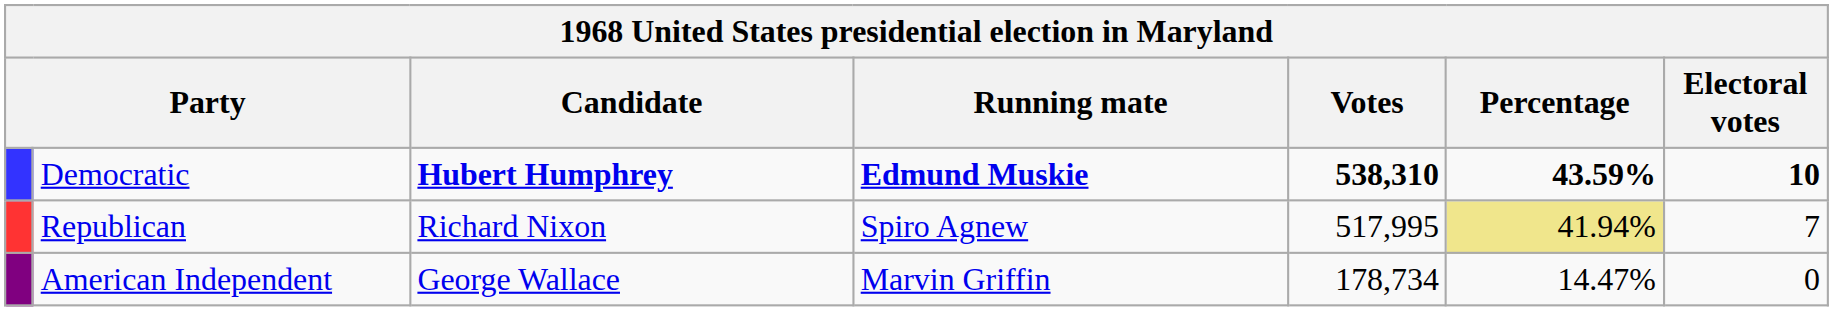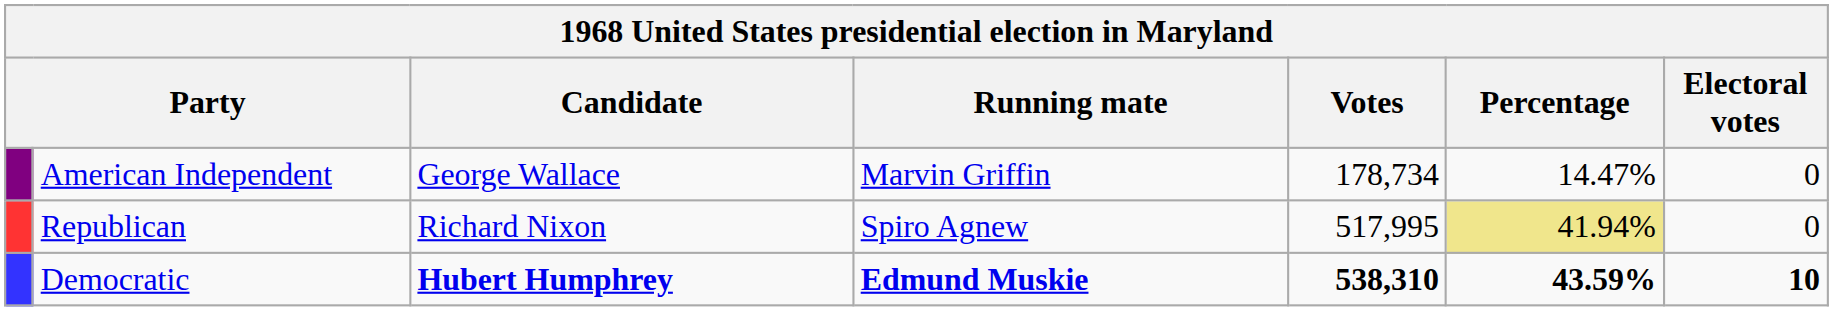rows swapped: (115, 174) <-> (186, 279)
(1812, 226) 7 -> (1812, 226) 0
